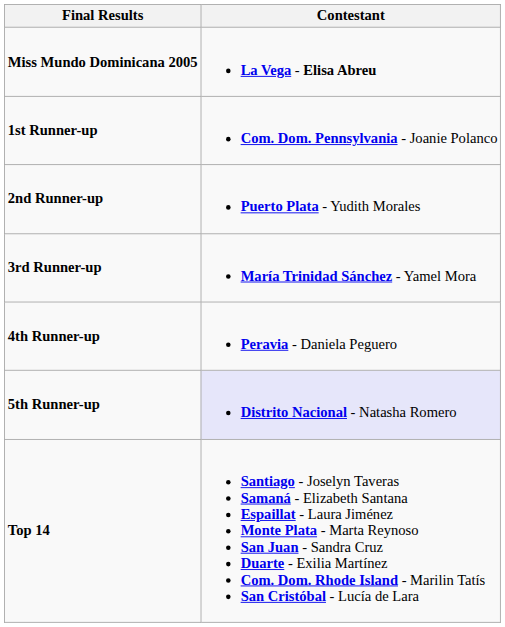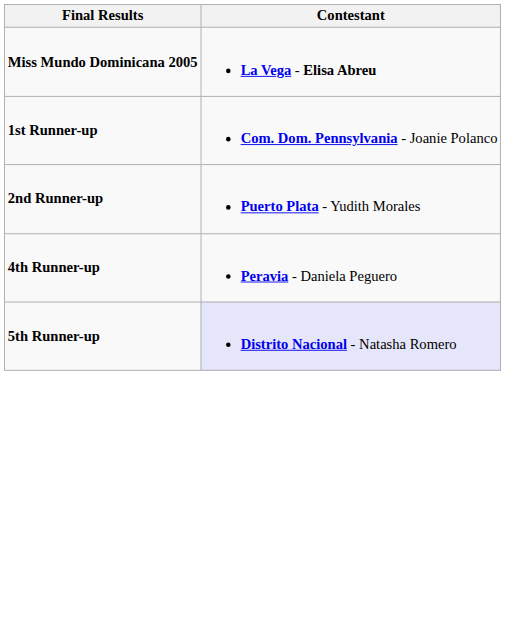- row: (55, 267)
- row: (29, 530)
